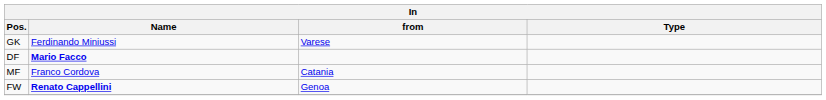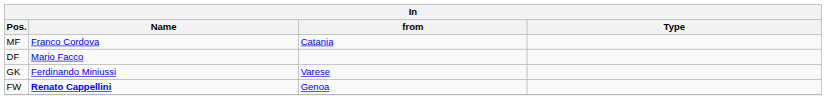rows swapped: (13, 42) <-> (13, 72)
(59, 57) bold -> (57, 57) normal
